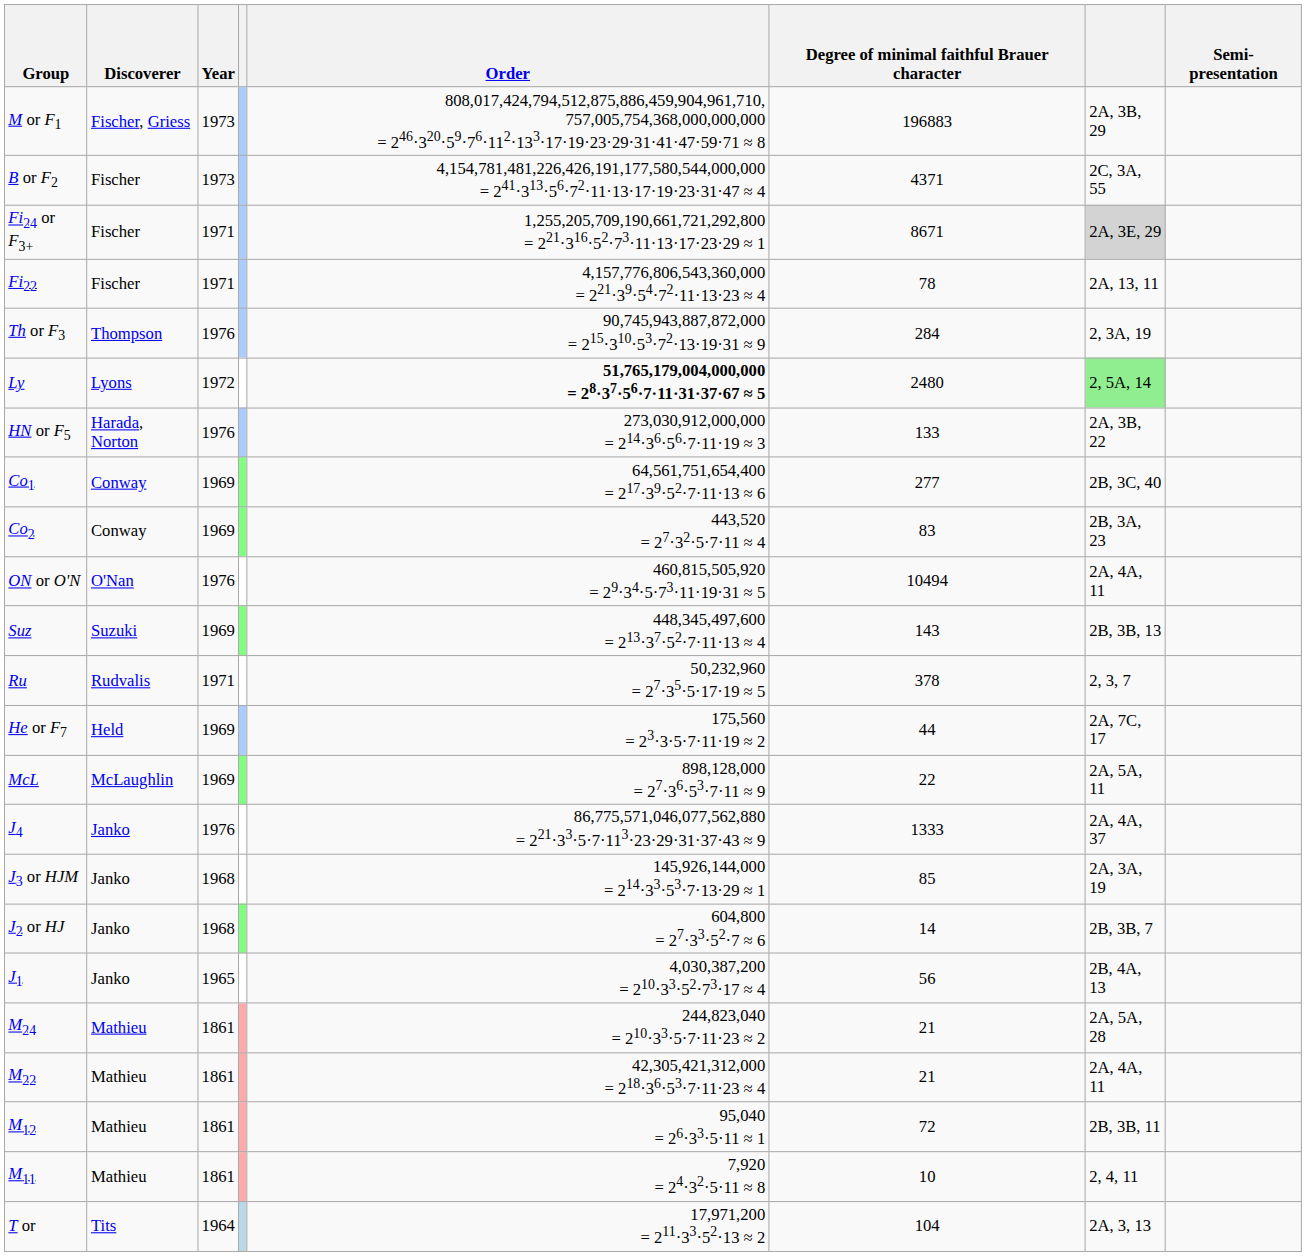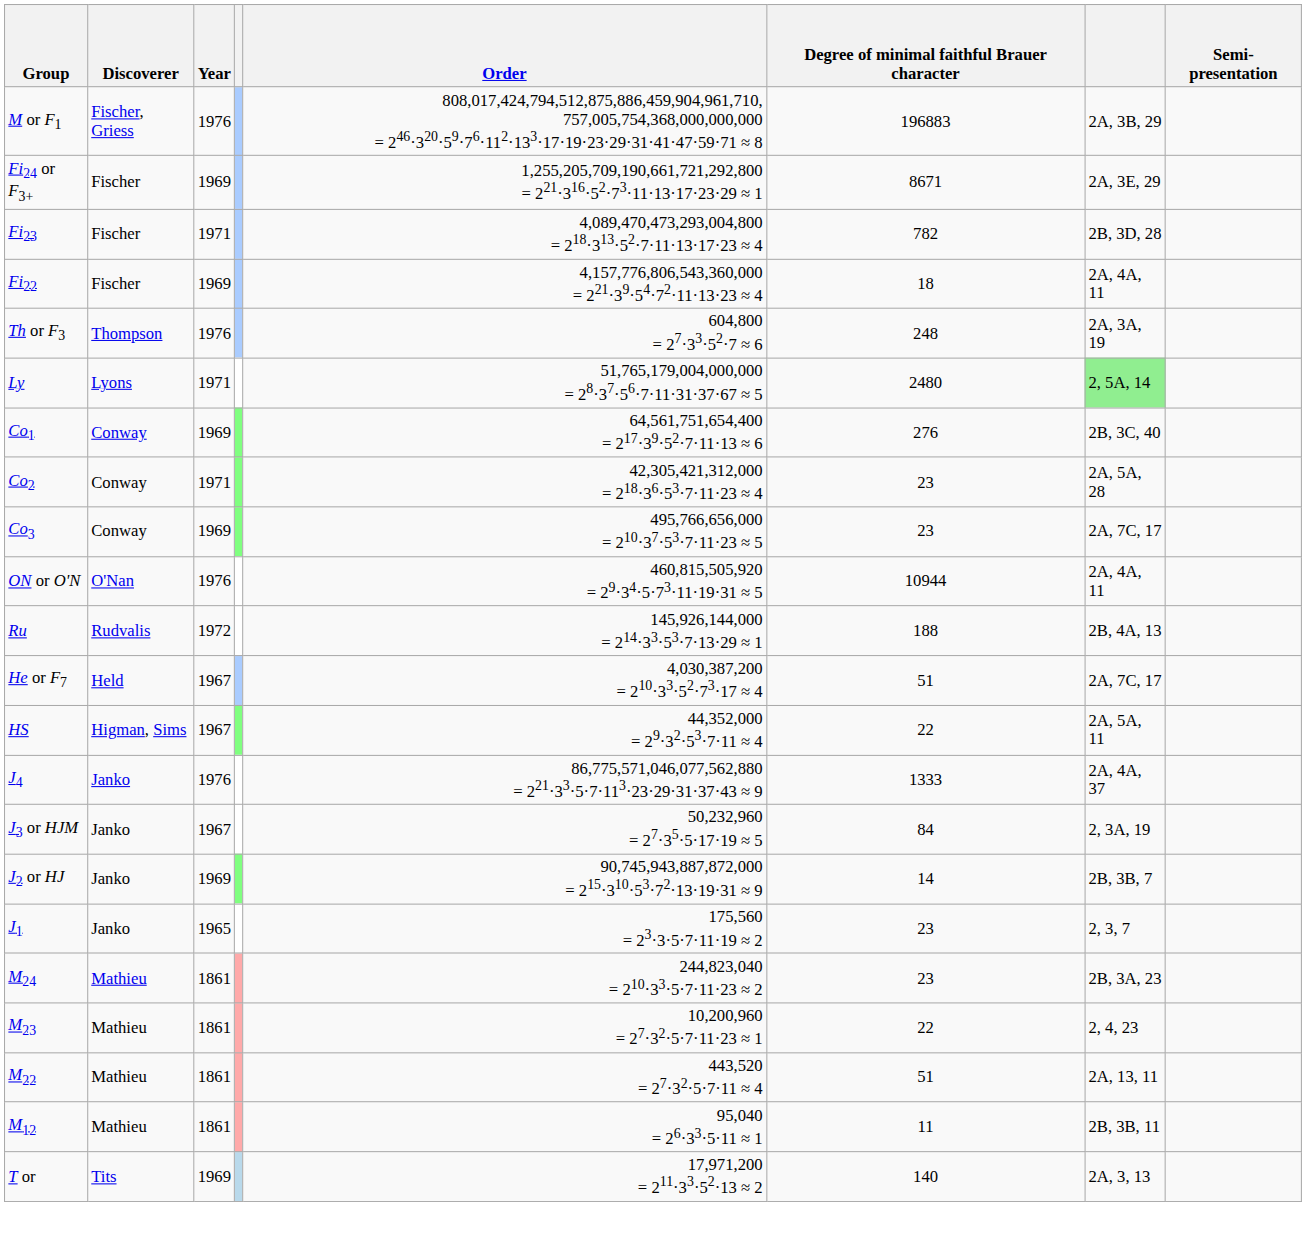(218, 121) 1973 -> (214, 121) 1976
- row: (33, 180)
(218, 231) 1971 -> (214, 182) 1969
(1125, 231) lightgrey background -> (1125, 182) no background
+ row: (23, 233)
(218, 283) 1971 -> (214, 283) 1969
(927, 283) 78 -> (926, 283) 18
(1124, 283) 2A, 13, 11 -> (1115, 283) 2A, 4A, 11
(667, 333) 90,745,943,887,872,000 = 215·310·53·72·13·19·31 ≈ 9 -> (708, 333) 604,800 = 27·33·52·7 ≈ 6
(927, 333) 284 -> (926, 333) 248
(1120, 333) 2, 3A, 19 -> (1115, 333) 2A, 3A, 19
(218, 382) 1972 -> (214, 382) 1971
(666, 382) bold -> (664, 382) normal
- row: (40, 432)
(927, 482) 277 -> (926, 432) 276
(218, 531) 1969 -> (214, 482) 1971
(703, 531) 443,520 = 27·32·5·7·11 ≈ 4 -> (682, 482) 42,305,421,312,000 = 218·36·53·7·11·23 ≈ 4
(927, 531) 83 -> (926, 482) 23
(1115, 531) 2B, 3A, 23 -> (1115, 482) 2A, 5A, 28
+ row: (22, 531)
(927, 581) 10494 -> (926, 581) 10944
- row: (20, 630)
(218, 680) 1971 -> (214, 630) 1972
(698, 680) 50,232,960 = 27·35·5·17·19 ≈ 5 -> (682, 630) 145,926,144,000 = 214·33·53·7·13·29 ≈ 1
(927, 680) 378 -> (926, 630) 188
(1110, 680) 2, 3, 7 -> (1125, 630) 2B, 4A, 13
(218, 730) 1969 -> (214, 680) 1967
(695, 730) 175,560 = 23·3·5·7·11·19 ≈ 2 -> (690, 680) 4,030,387,200 = 210·33·52·73·17 ≈ 4
(927, 730) 44 -> (926, 680) 51
- row: (24, 779)
+ row: (19, 730)
(218, 878) 1968 -> (214, 829) 1967
(685, 878) 145,926,144,000 = 214·33·53·7·13·29 ≈ 1 -> (696, 829) 50,232,960 = 27·35·5·17·19 ≈ 5
(927, 878) 85 -> (926, 829) 84
(1116, 878) 2A, 3A, 19 -> (1119, 829) 2, 3A, 19
(218, 928) 1968 -> (214, 878) 1969
(710, 928) 604,800 = 27·33·52·7 ≈ 6 -> (664, 878) 90,745,943,887,872,000 = 215·310·53·72·13·19·31 ≈ 9
(692, 978) 4,030,387,200 = 210·33·52·73·17 ≈ 4 -> (693, 928) 175,560 = 23·3·5·7·11·19 ≈ 2
(927, 978) 56 -> (926, 928) 23
(1115, 978) 2B, 4A, 13 -> (1109, 928) 2, 3, 7
(927, 1027) 21 -> (926, 978) 23
(1116, 1027) 2A, 5A, 28 -> (1125, 978) 2B, 3A, 23
+ row: (22, 1027)
(685, 1077) 42,305,421,312,000 = 218·36·53·7·11·23 ≈ 4 -> (700, 1077) 443,520 = 27·32·5·7·11 ≈ 4
(927, 1077) 21 -> (926, 1077) 51
(1116, 1077) 2A, 4A, 11 -> (1123, 1077) 2A, 13, 11
(927, 1127) 72 -> (926, 1127) 11
- row: (22, 1176)
(218, 1226) 1964 -> (214, 1176) 1969
(927, 1226) 104 -> (926, 1176) 140
